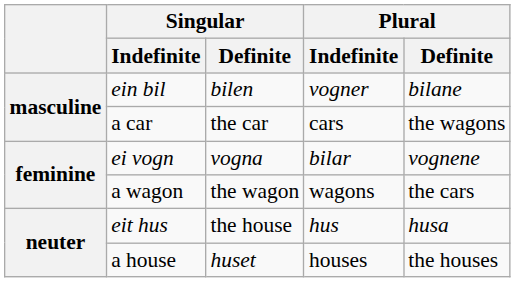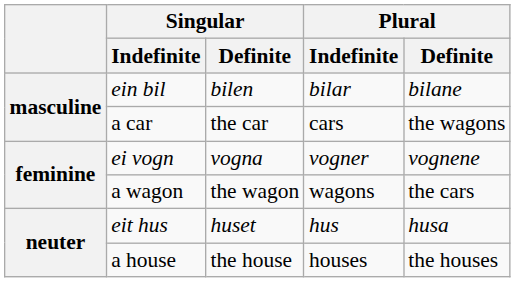(339, 89) vogner -> (330, 89) bilar
(330, 157) bilar -> (339, 157) vogner
(251, 225) the house -> (233, 225) huset
(233, 259) huset -> (251, 259) the house
